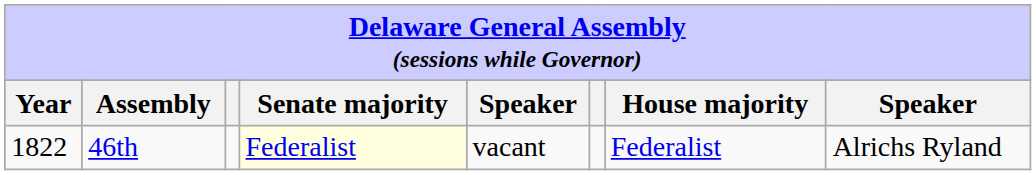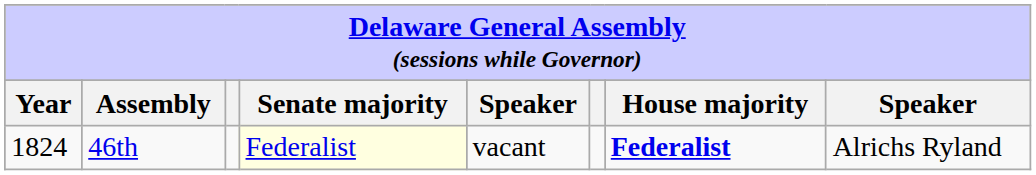(39, 147) 1822 -> (39, 147) 1824
(666, 147) normal -> (671, 147) bold
